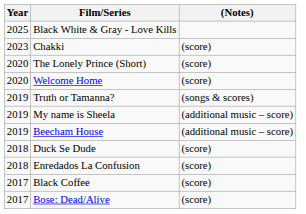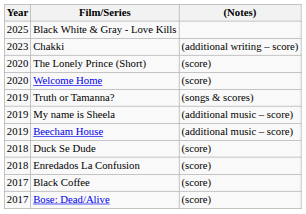(196, 47) (score) -> (240, 47) (additional writing – score)
